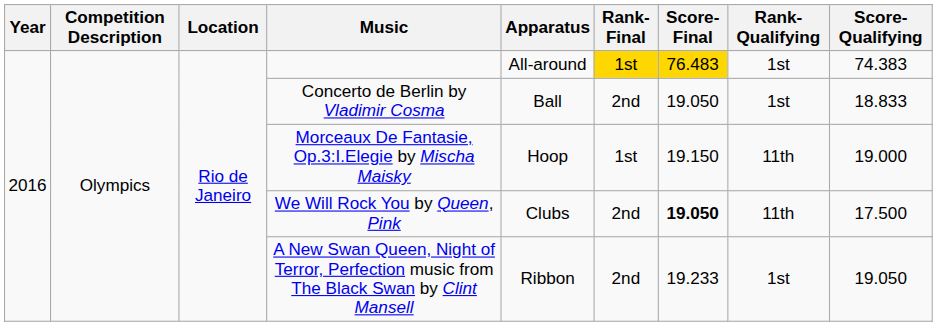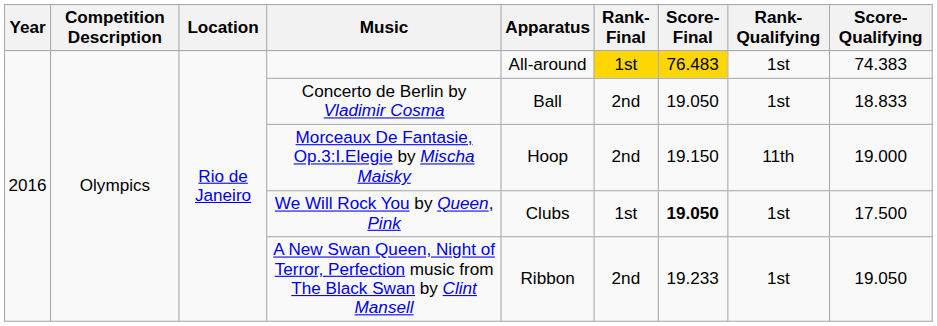(626, 157) 1st -> (626, 157) 2nd
(626, 213) 2nd -> (626, 213) 1st
(778, 213) 11th -> (778, 213) 1st
